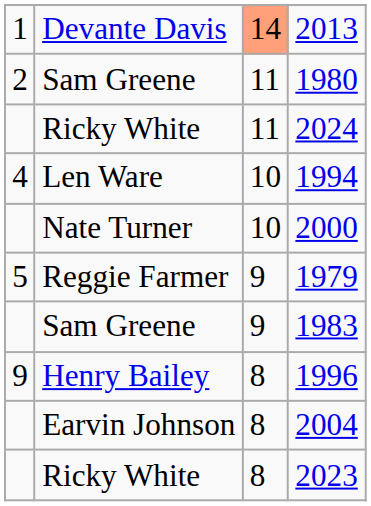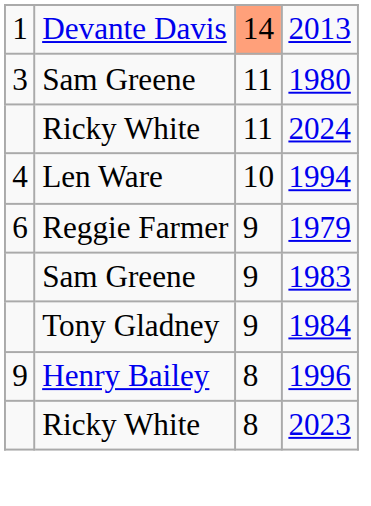(20, 78) 2 -> (20, 78) 3
- row: (327, 227)
(20, 276) 5 -> (20, 227) 6
+ row: (320, 326)
- row: (327, 425)
